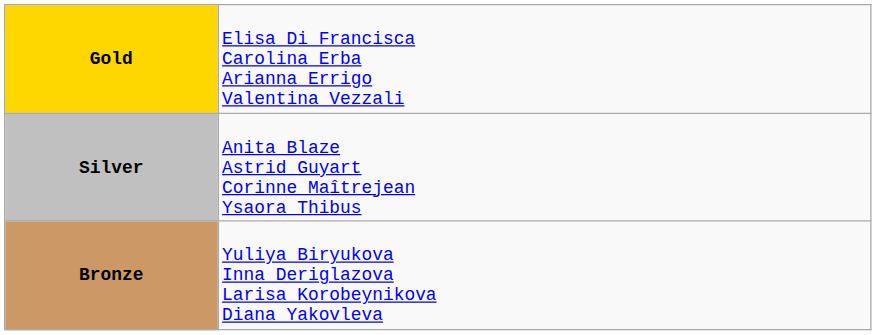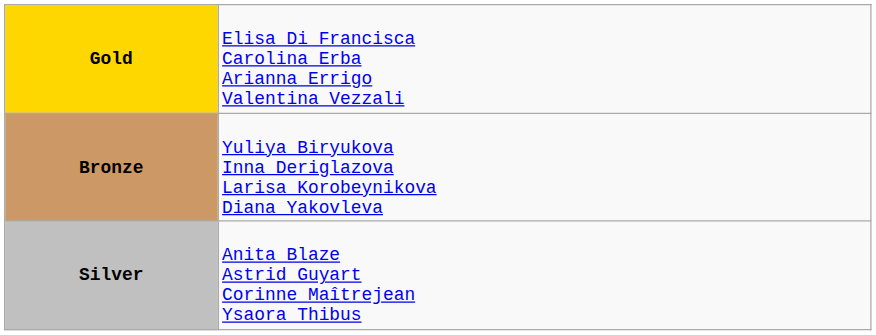rows swapped: (111, 168) <-> (111, 276)
